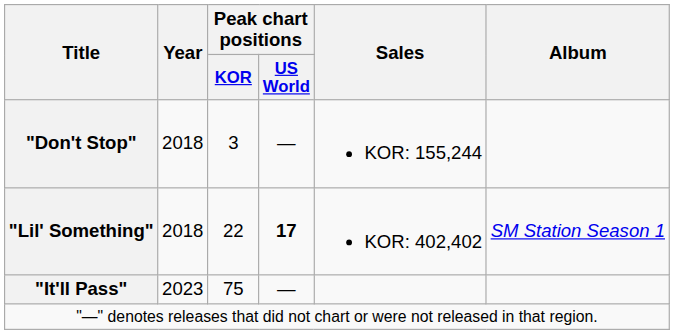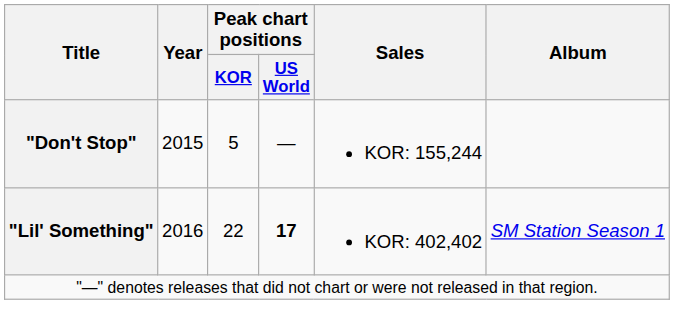(183, 143) 2018 -> (183, 143) 2015
(233, 143) 3 -> (233, 143) 5
(183, 230) 2018 -> (183, 230) 2016
- row: (81, 289)
